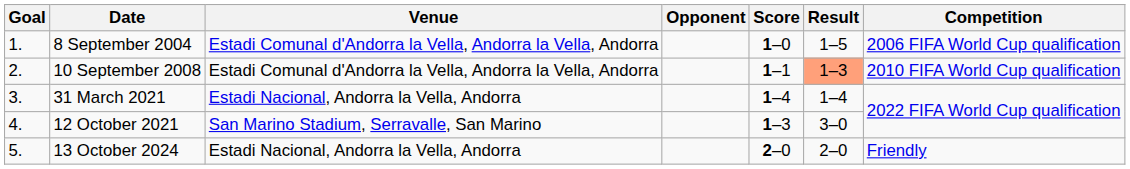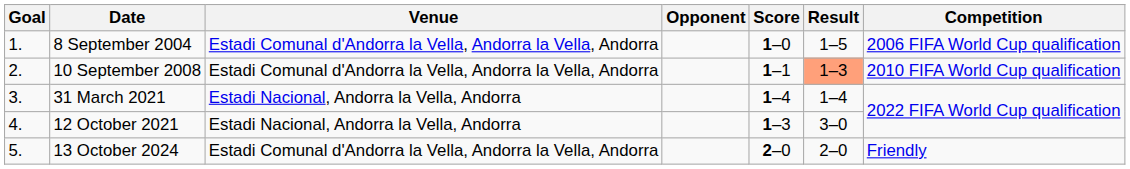(375, 124) San Marino Stadium, Serravalle, San Marino -> (365, 124) Estadi Nacional, Andorra la Vella, Andorra
(365, 151) Estadi Nacional, Andorra la Vella, Andorra -> (434, 151) Estadi Comunal d'Andorra la Vella, Andorra la Vella, Andorra
